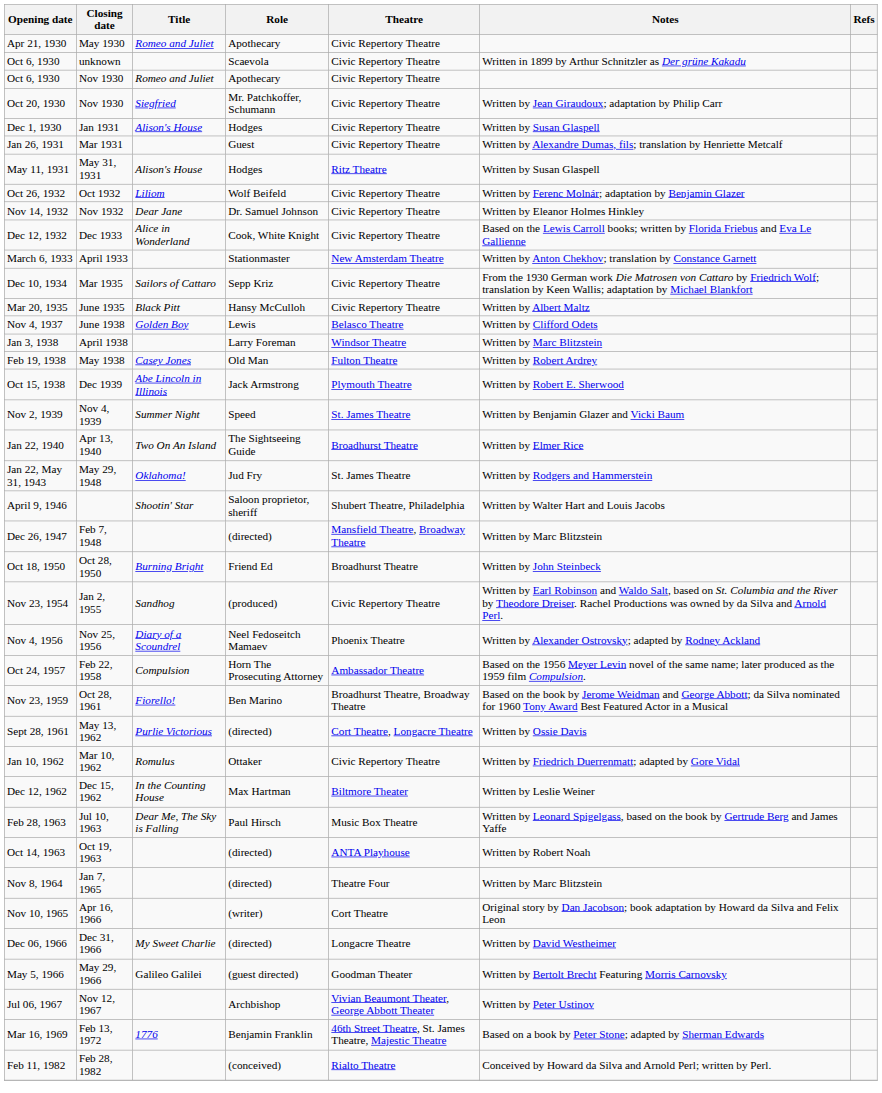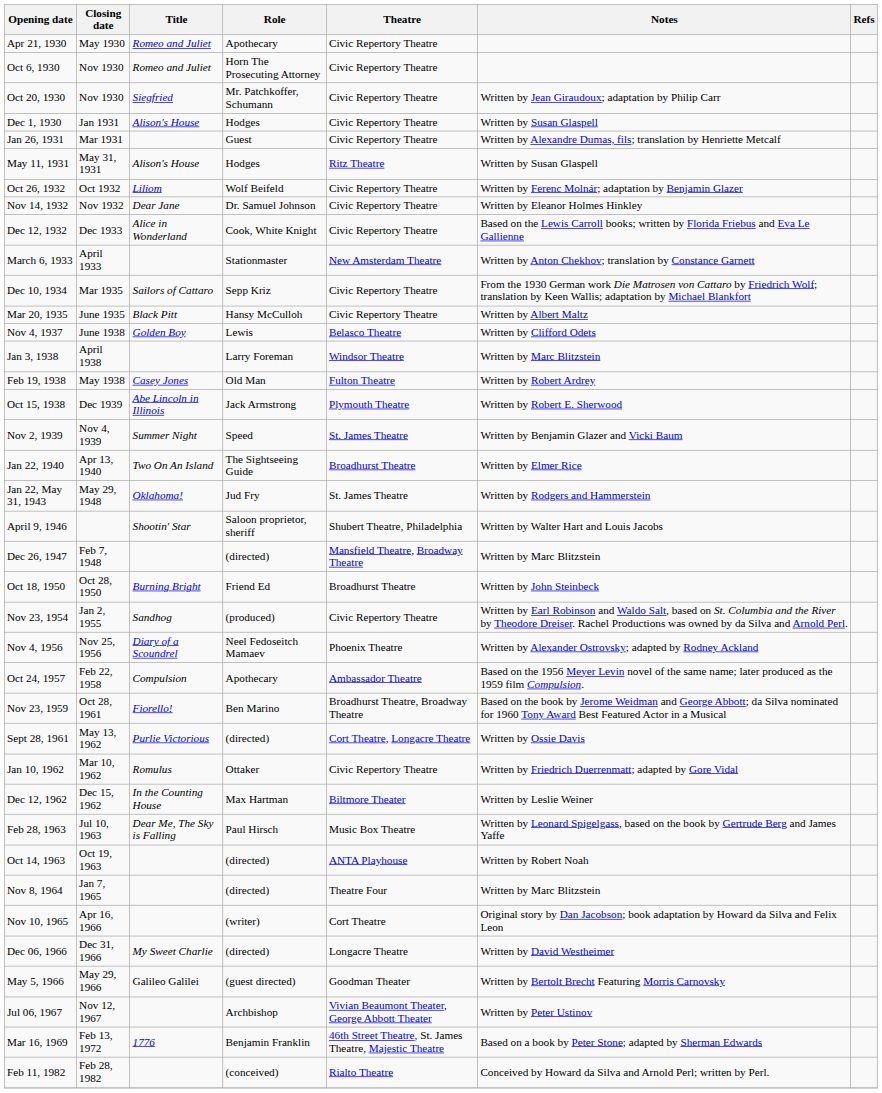- row: (33, 61)
(254, 79) Apothecary -> (273, 67) Horn The Prosecuting Attorney
(276, 670) Horn The Prosecuting Attorney -> (252, 677) Apothecary
